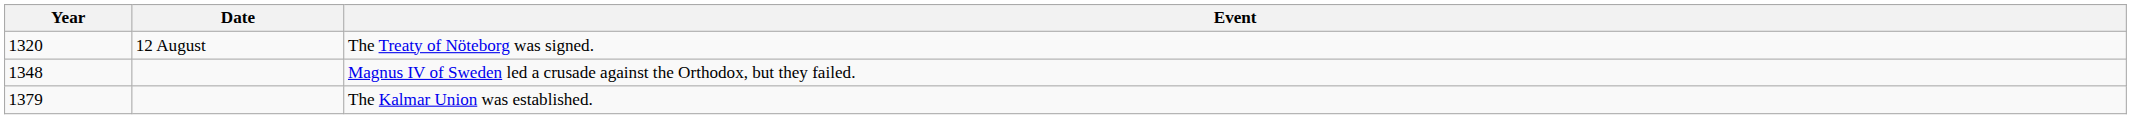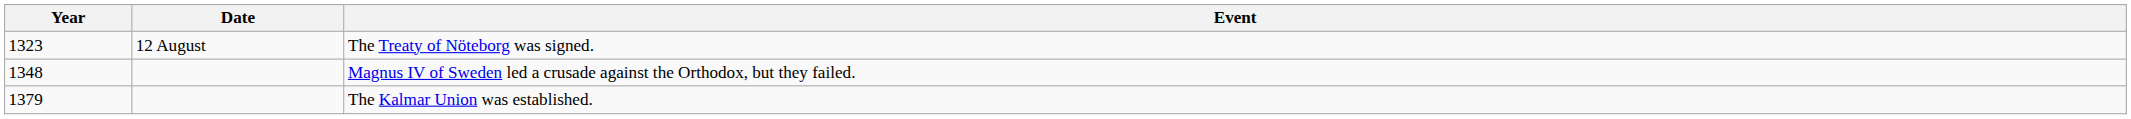(26, 45) 1320 -> (26, 45) 1323
